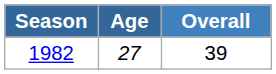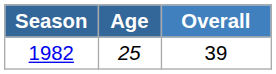(129, 53) 27 -> (129, 53) 25
